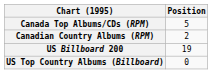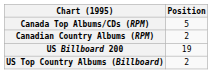(187, 62) 0 -> (187, 62) 2
